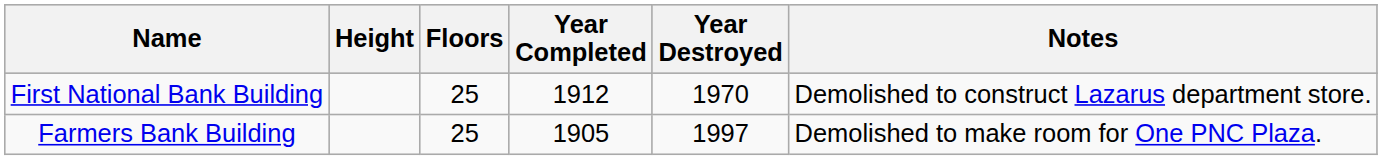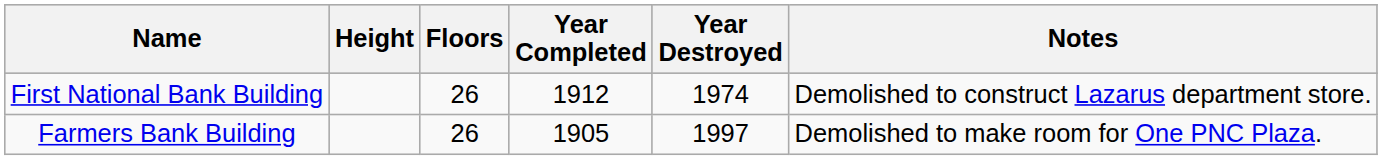(465, 93) 25 -> (465, 93) 26
(721, 93) 1970 -> (721, 93) 1974
(465, 133) 25 -> (465, 133) 26
